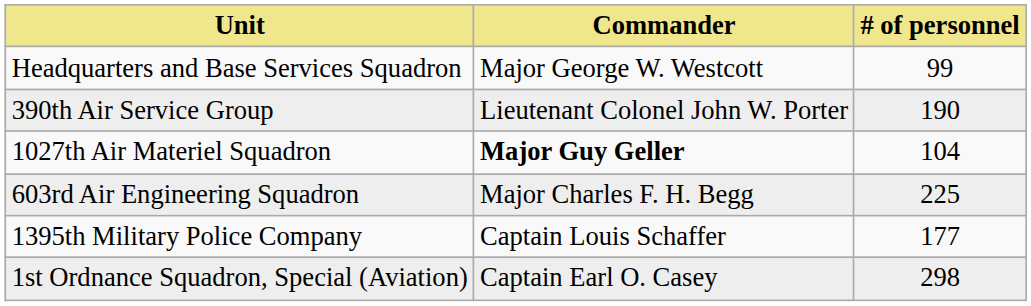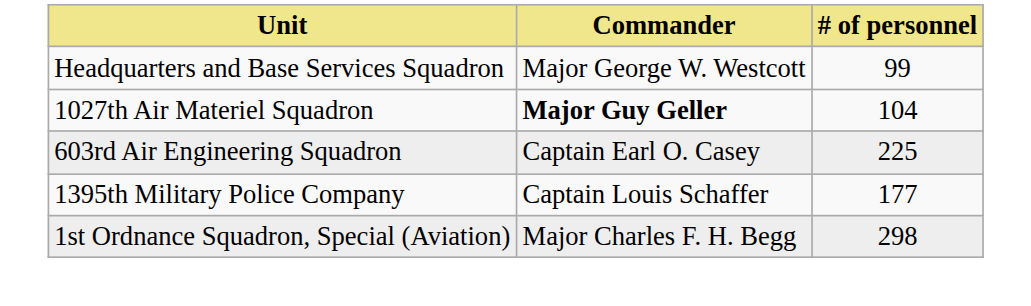- row: (143, 109)
(617, 194) Major Charles F. H. Begg -> (641, 151) Captain Earl O. Casey
(599, 278) Captain Earl O. Casey -> (659, 236) Major Charles F. H. Begg
